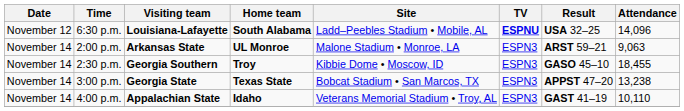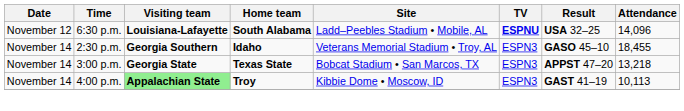- row: (99, 47)
(244, 64) Troy -> (247, 47) Idaho
(380, 64) Kibbie Dome • Moscow, ID -> (406, 47) Veterans Memorial Stadium • Troy, AL
(635, 81) 13,238 -> (635, 64) 13,218
(173, 99) no background -> (173, 81) lightgreen background
(247, 99) Idaho -> (244, 81) Troy
(406, 99) Veterans Memorial Stadium • Troy, AL -> (380, 81) Kibbie Dome • Moscow, ID
(634, 99) 10,110 -> (634, 81) 10,113
